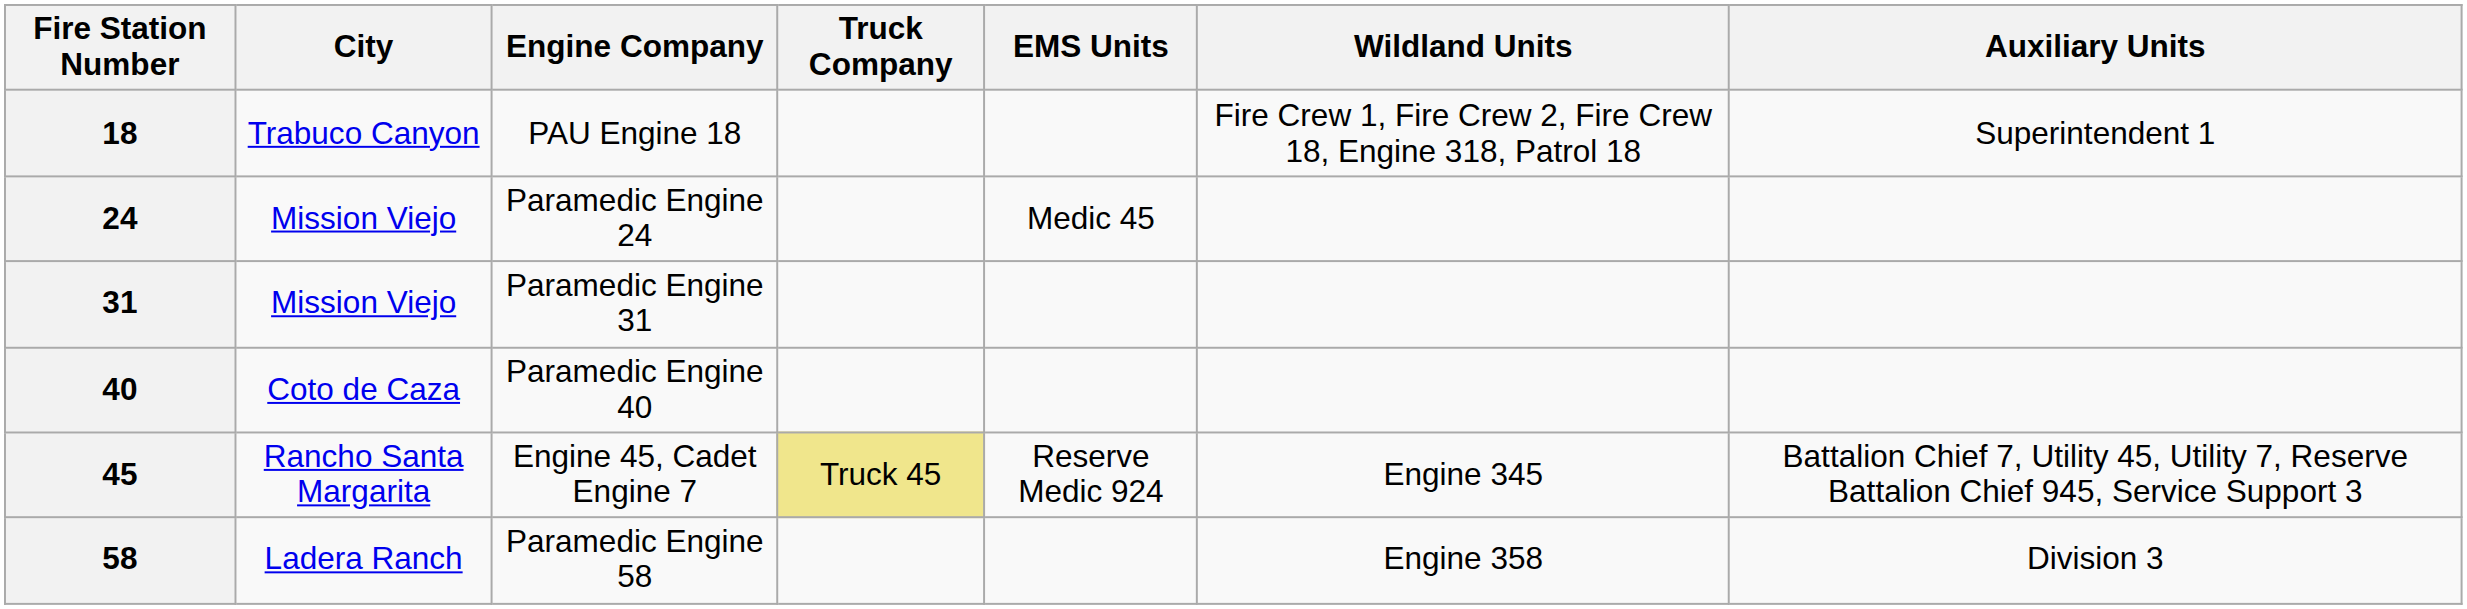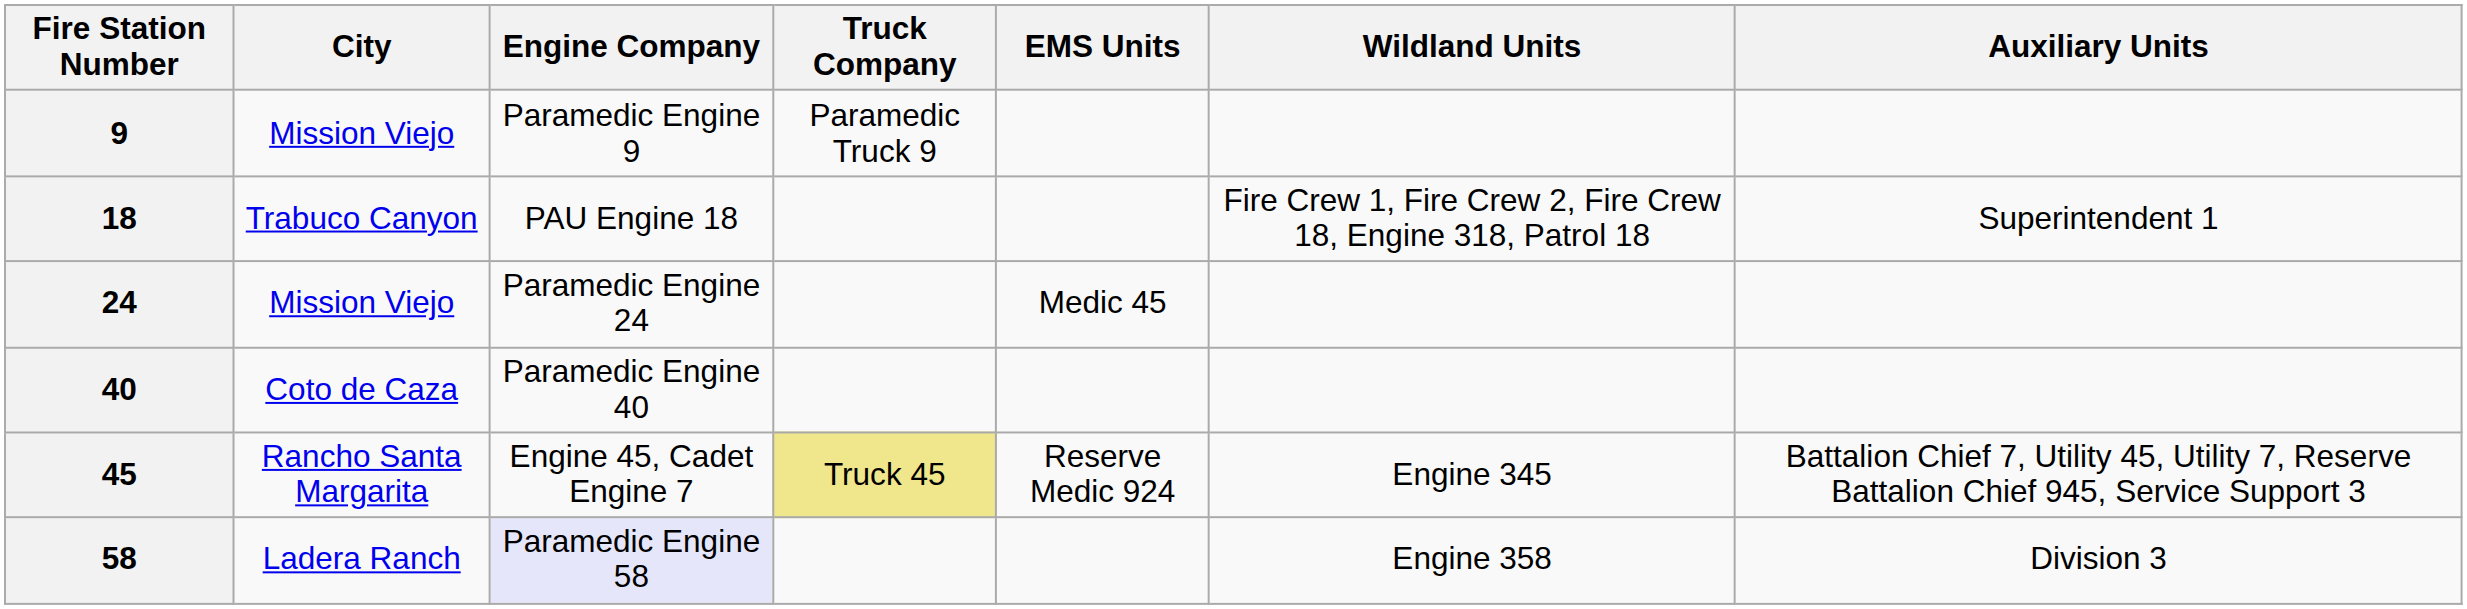+ row: (119, 132)
- row: (120, 303)
(635, 559) no background -> (631, 559) lavender background
